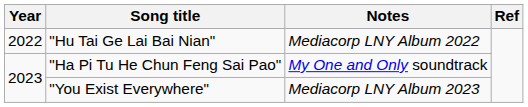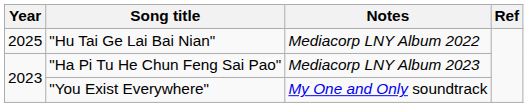(25, 41) 2022 -> (25, 41) 2025
(388, 65) My One and Only soundtrack -> (384, 65) Mediacorp LNY Album 2023
(384, 89) Mediacorp LNY Album 2023 -> (388, 89) My One and Only soundtrack
